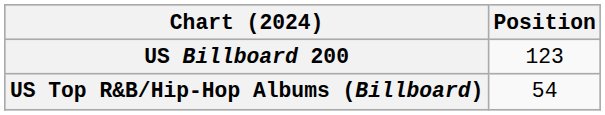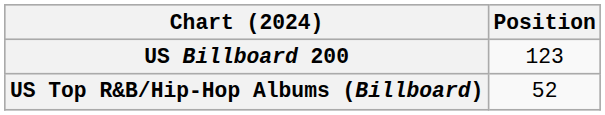(545, 92) 54 -> (545, 92) 52
